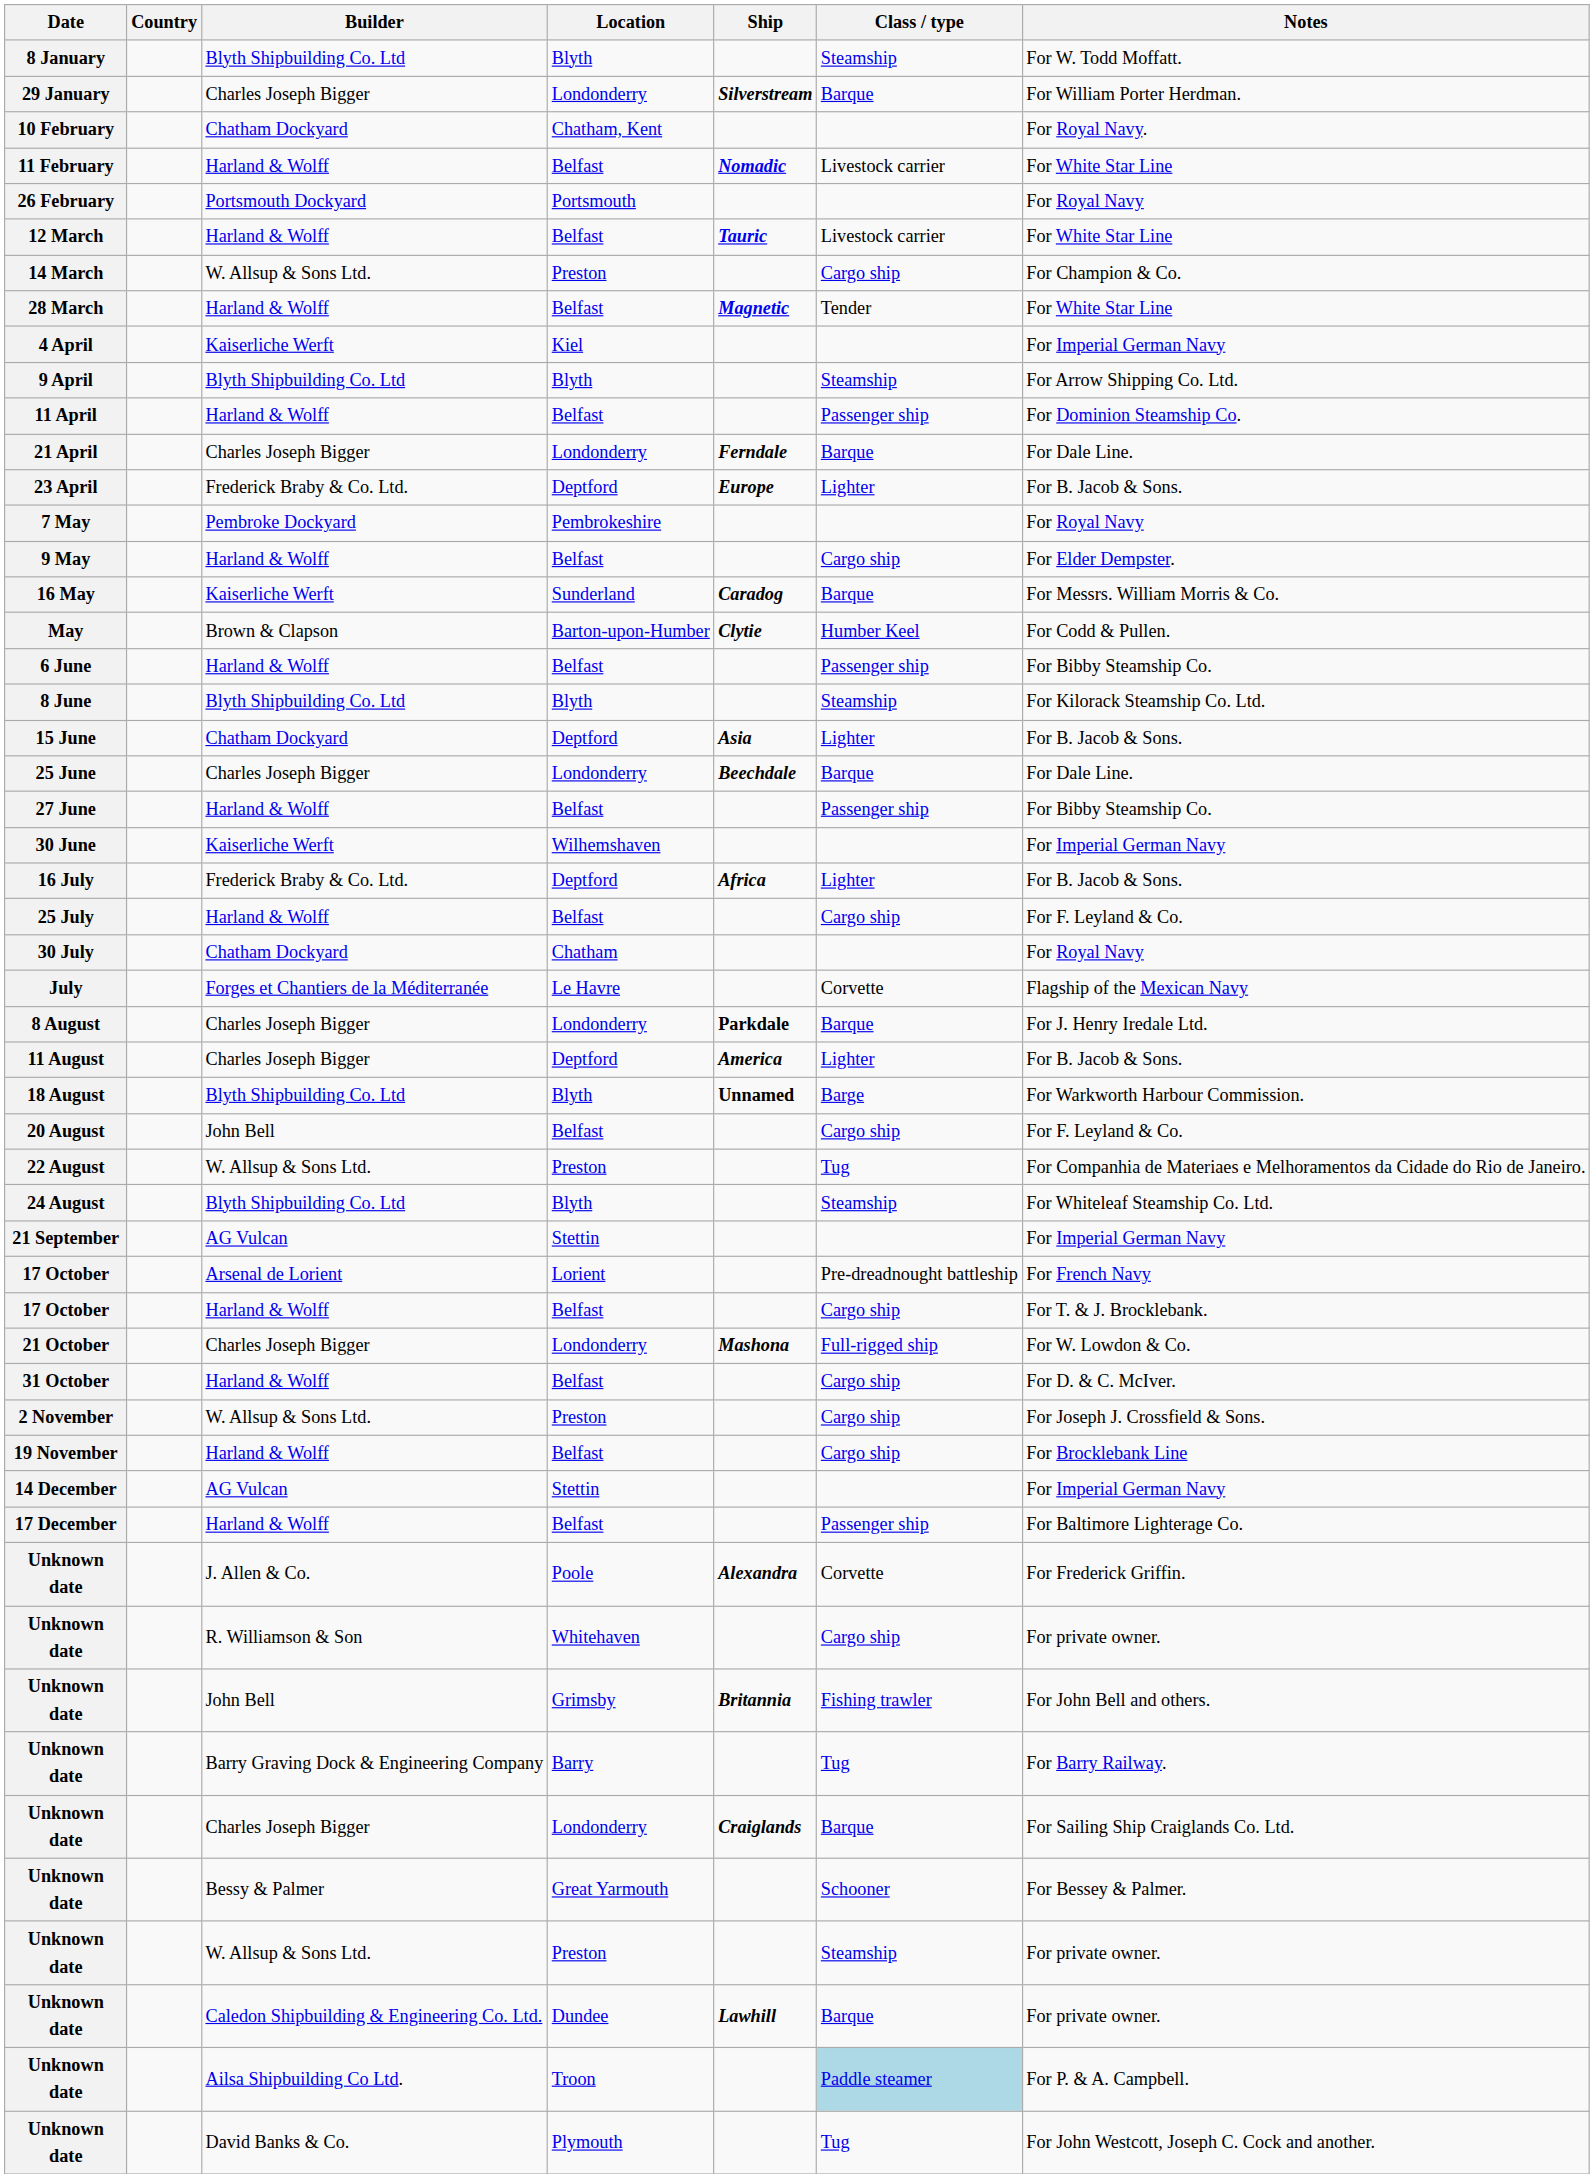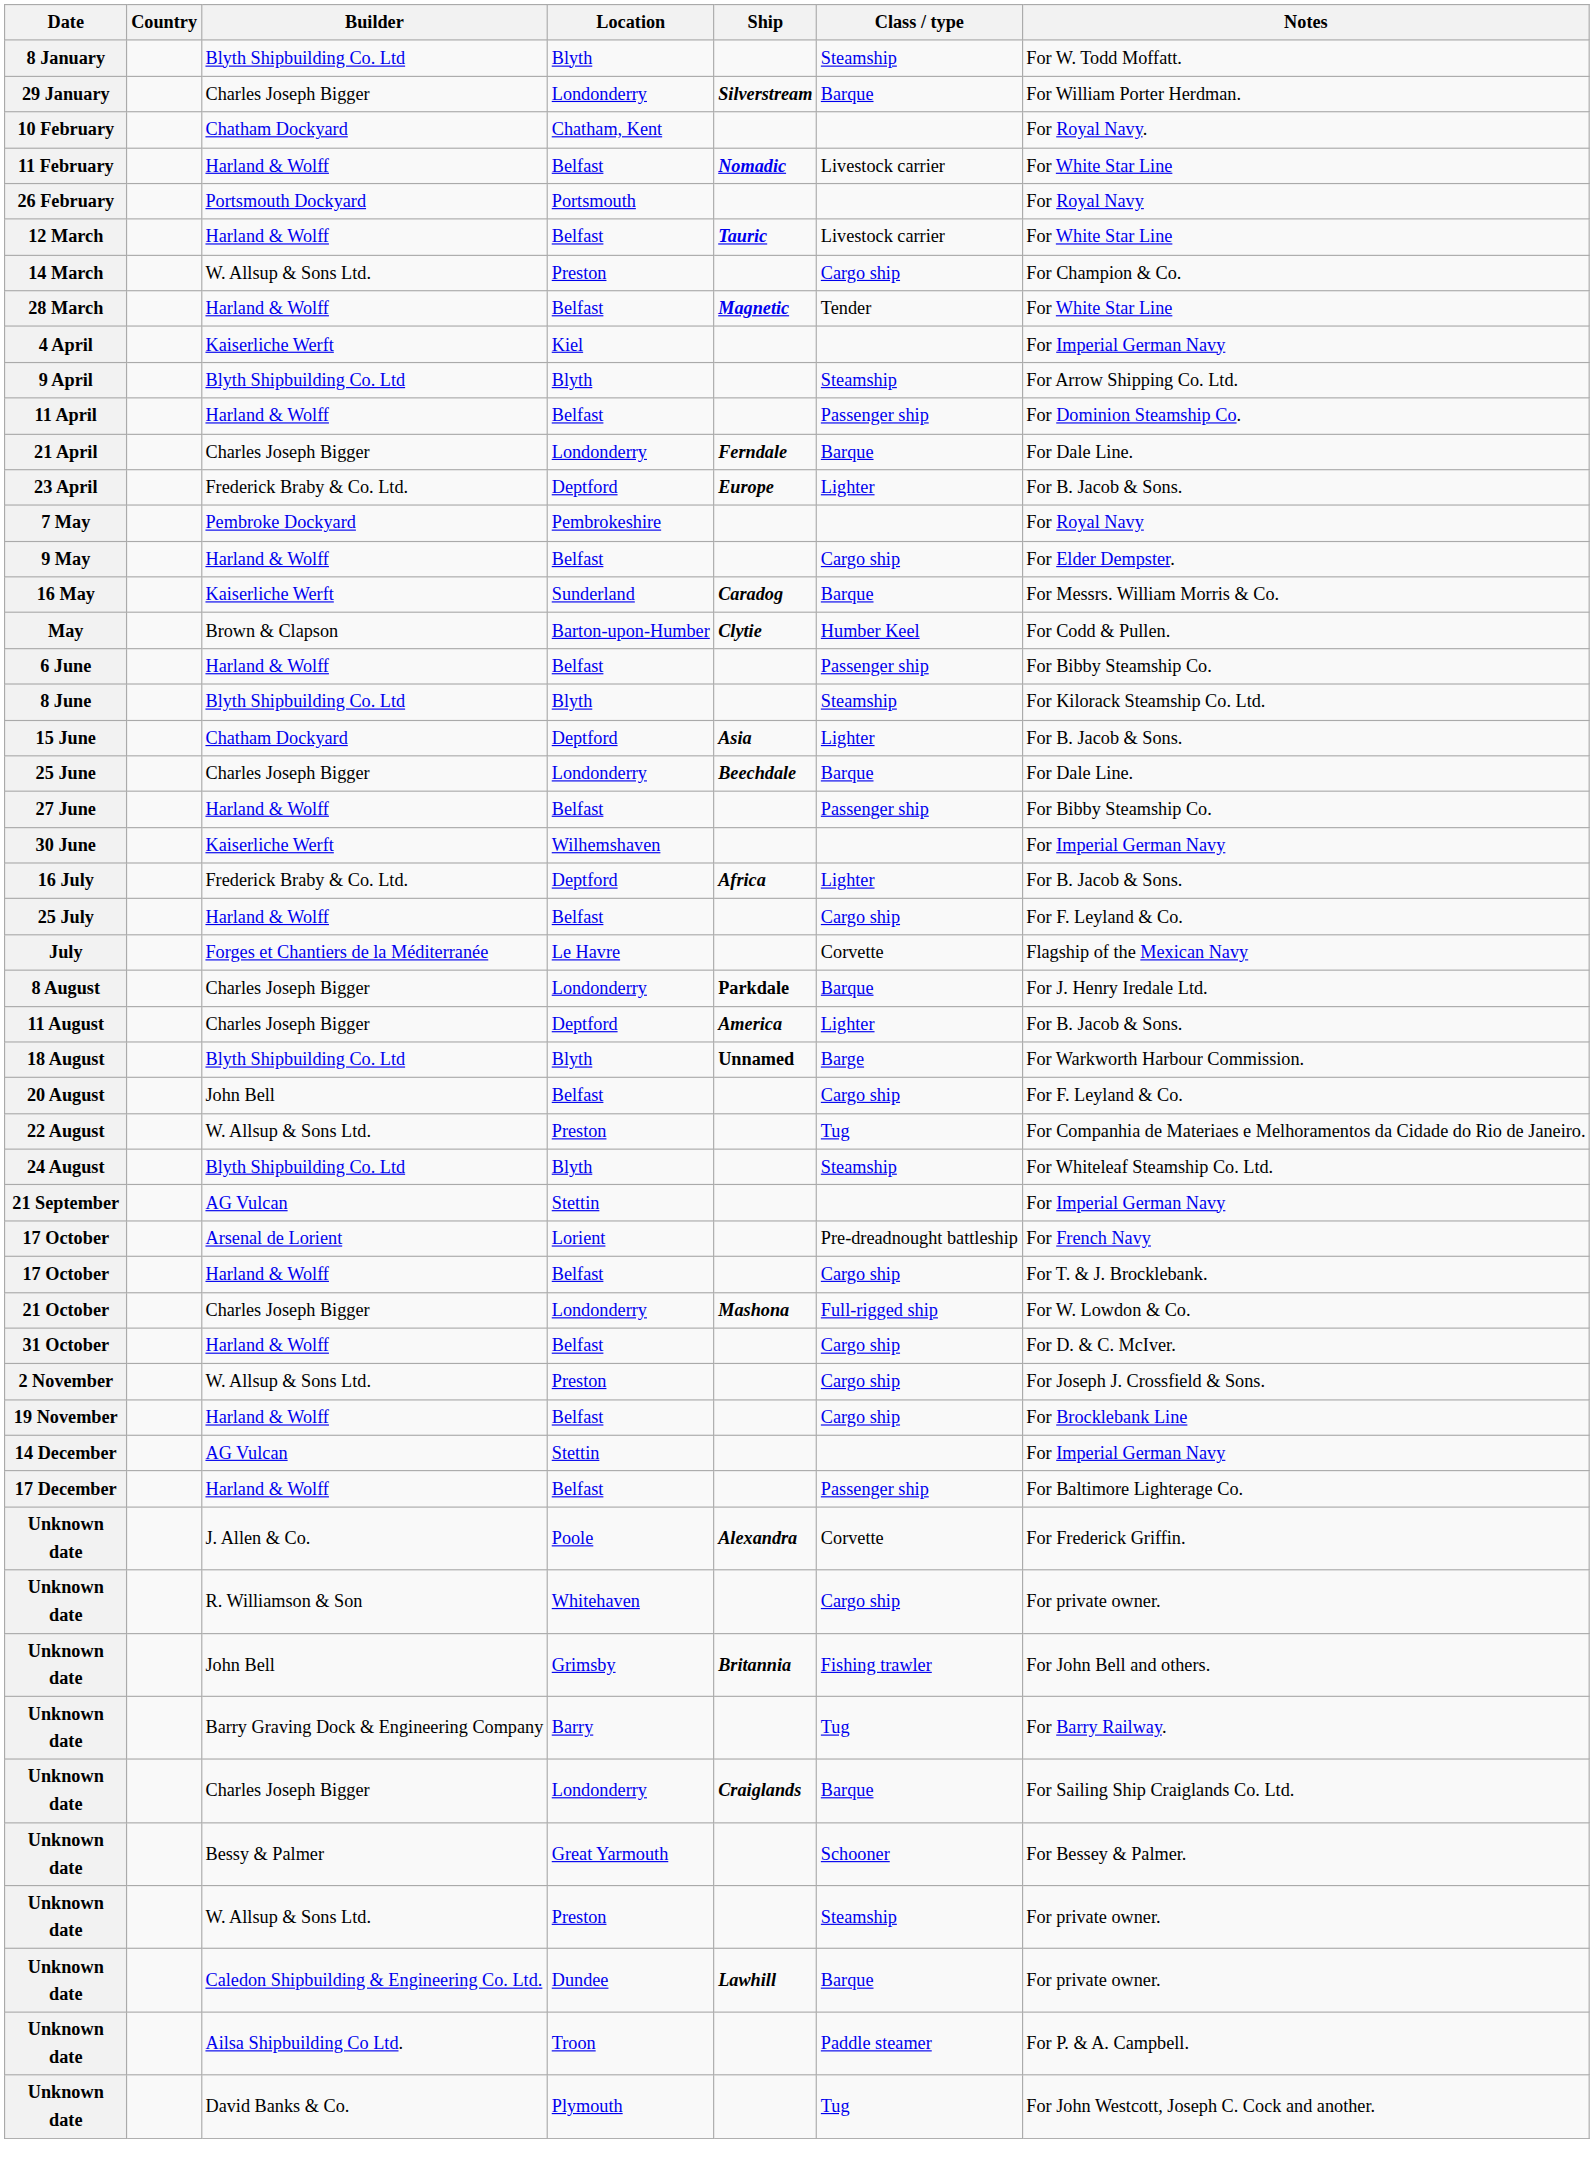- row: (66, 952)
(876, 2079) lightblue background -> (876, 2043) no background
